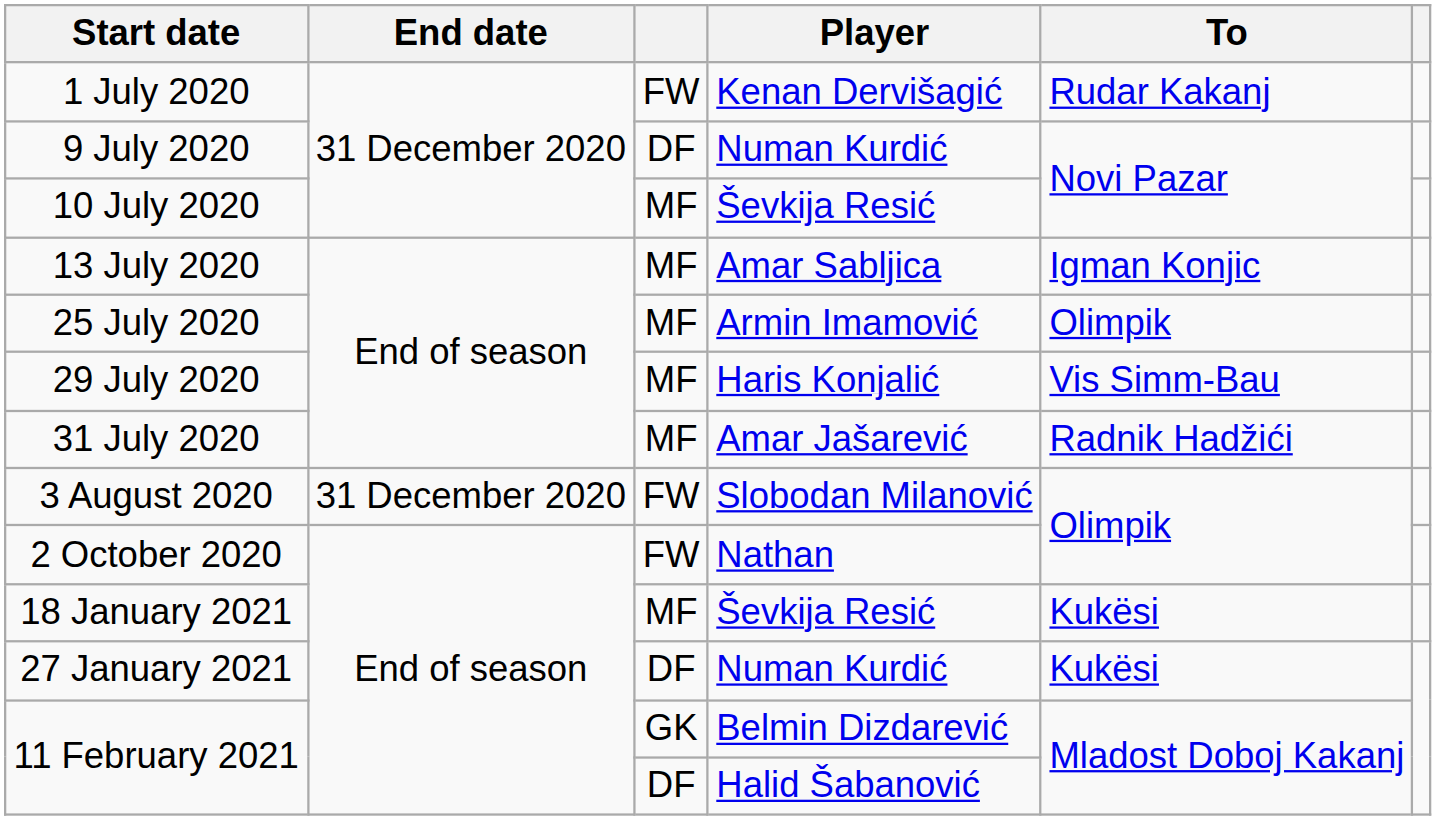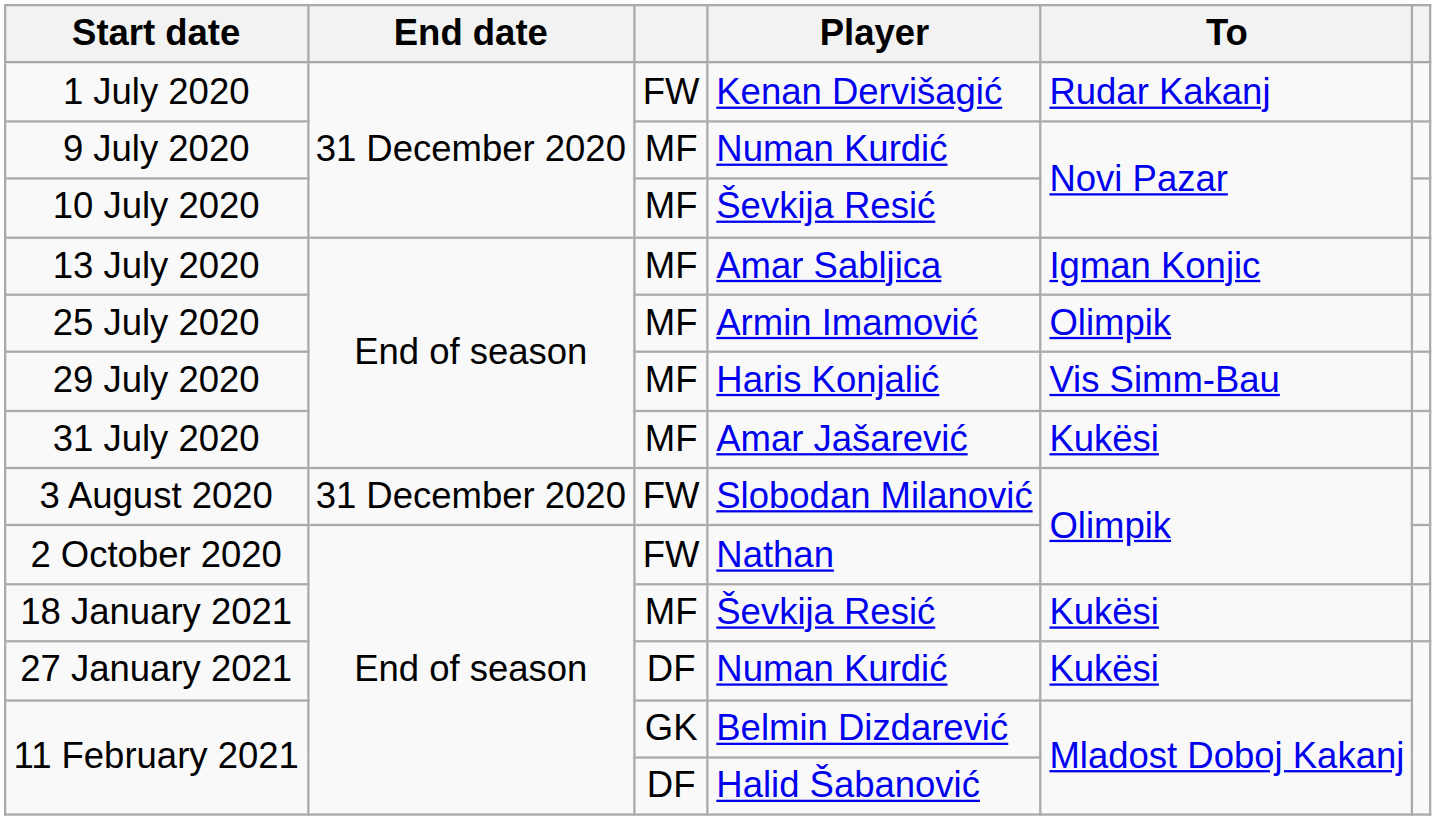(671, 149) DF -> (671, 149) MF
(1171, 438) Radnik Hadžići -> (1104, 438) Kukësi
